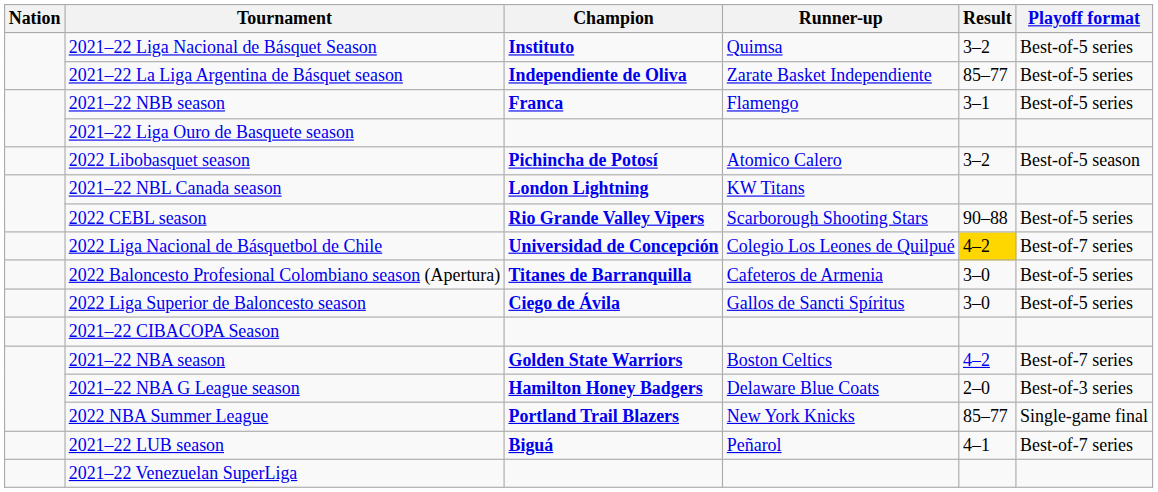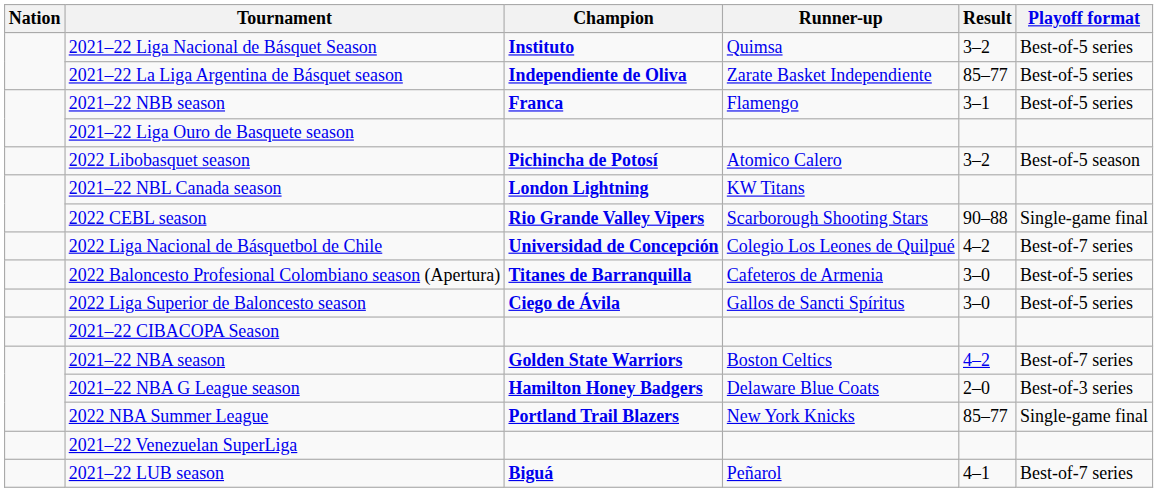(1077, 217) Best-of-5 series -> (1084, 217) Single-game final
(976, 246) gold background -> (976, 246) no background
rows swapped: (146, 445) <-> (183, 473)
